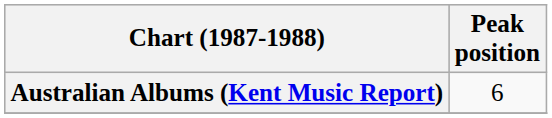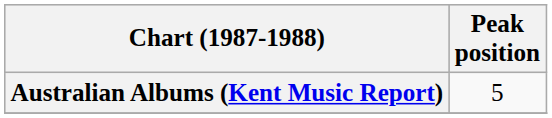(497, 92) 6 -> (497, 92) 5
